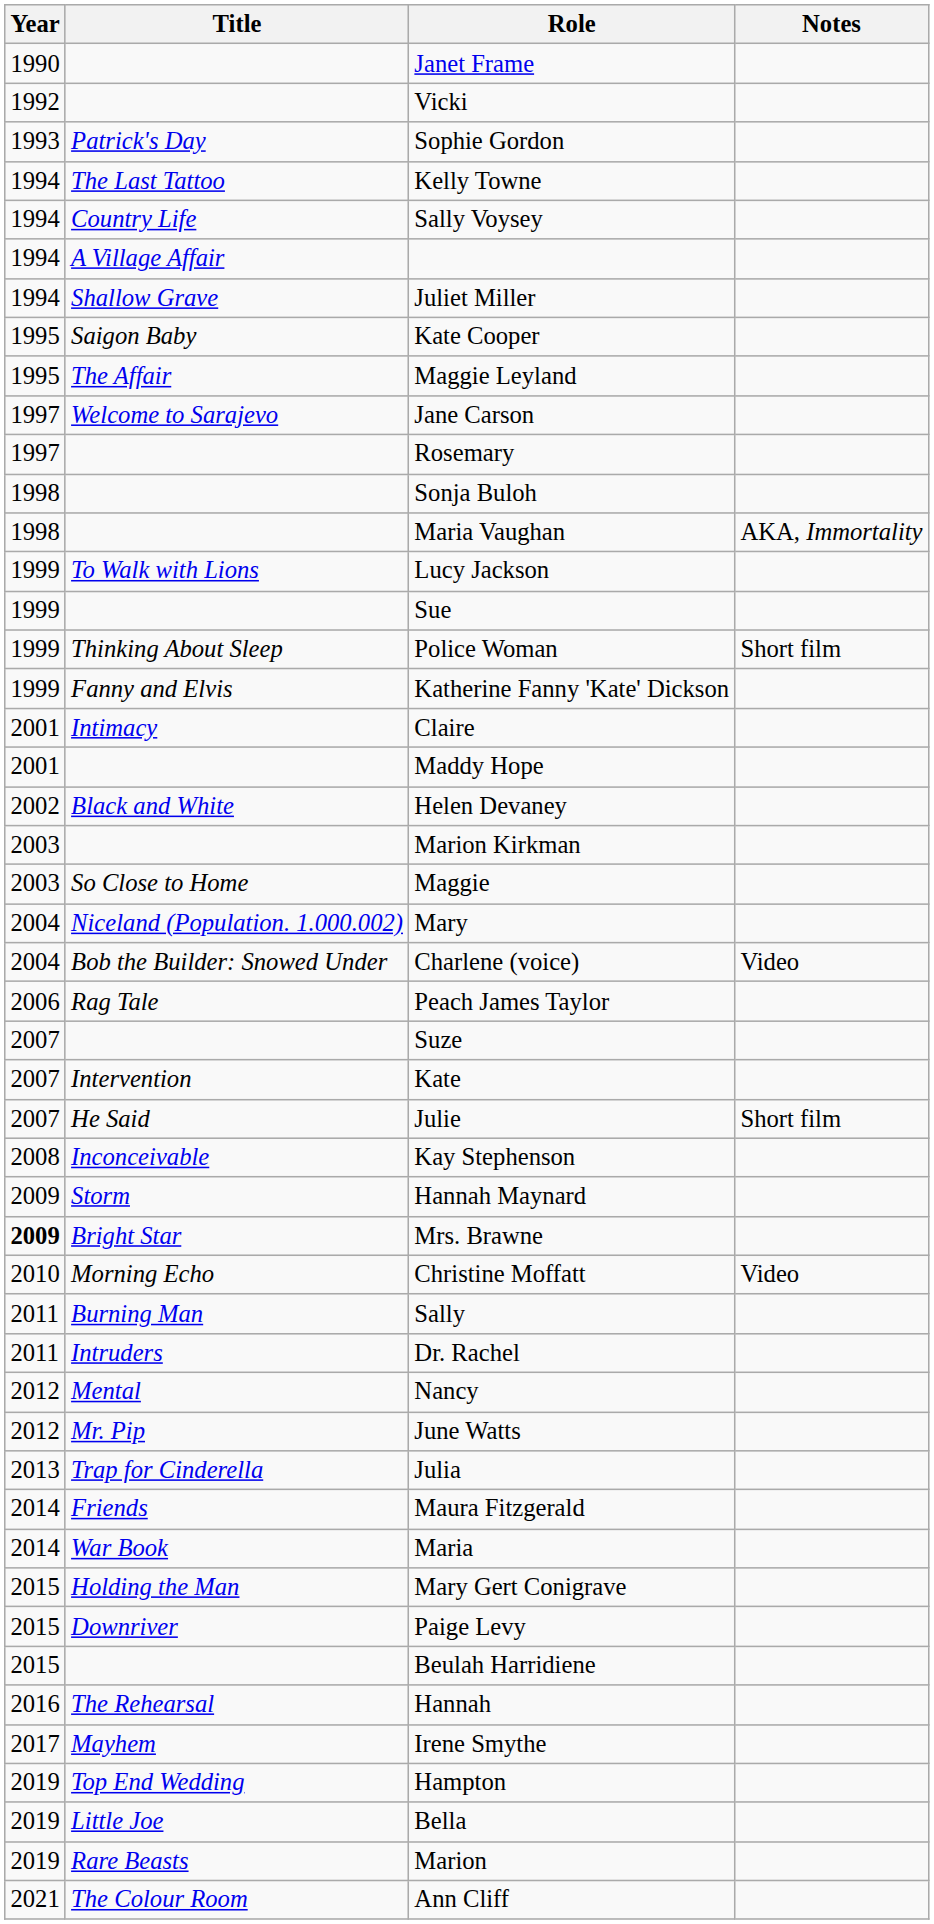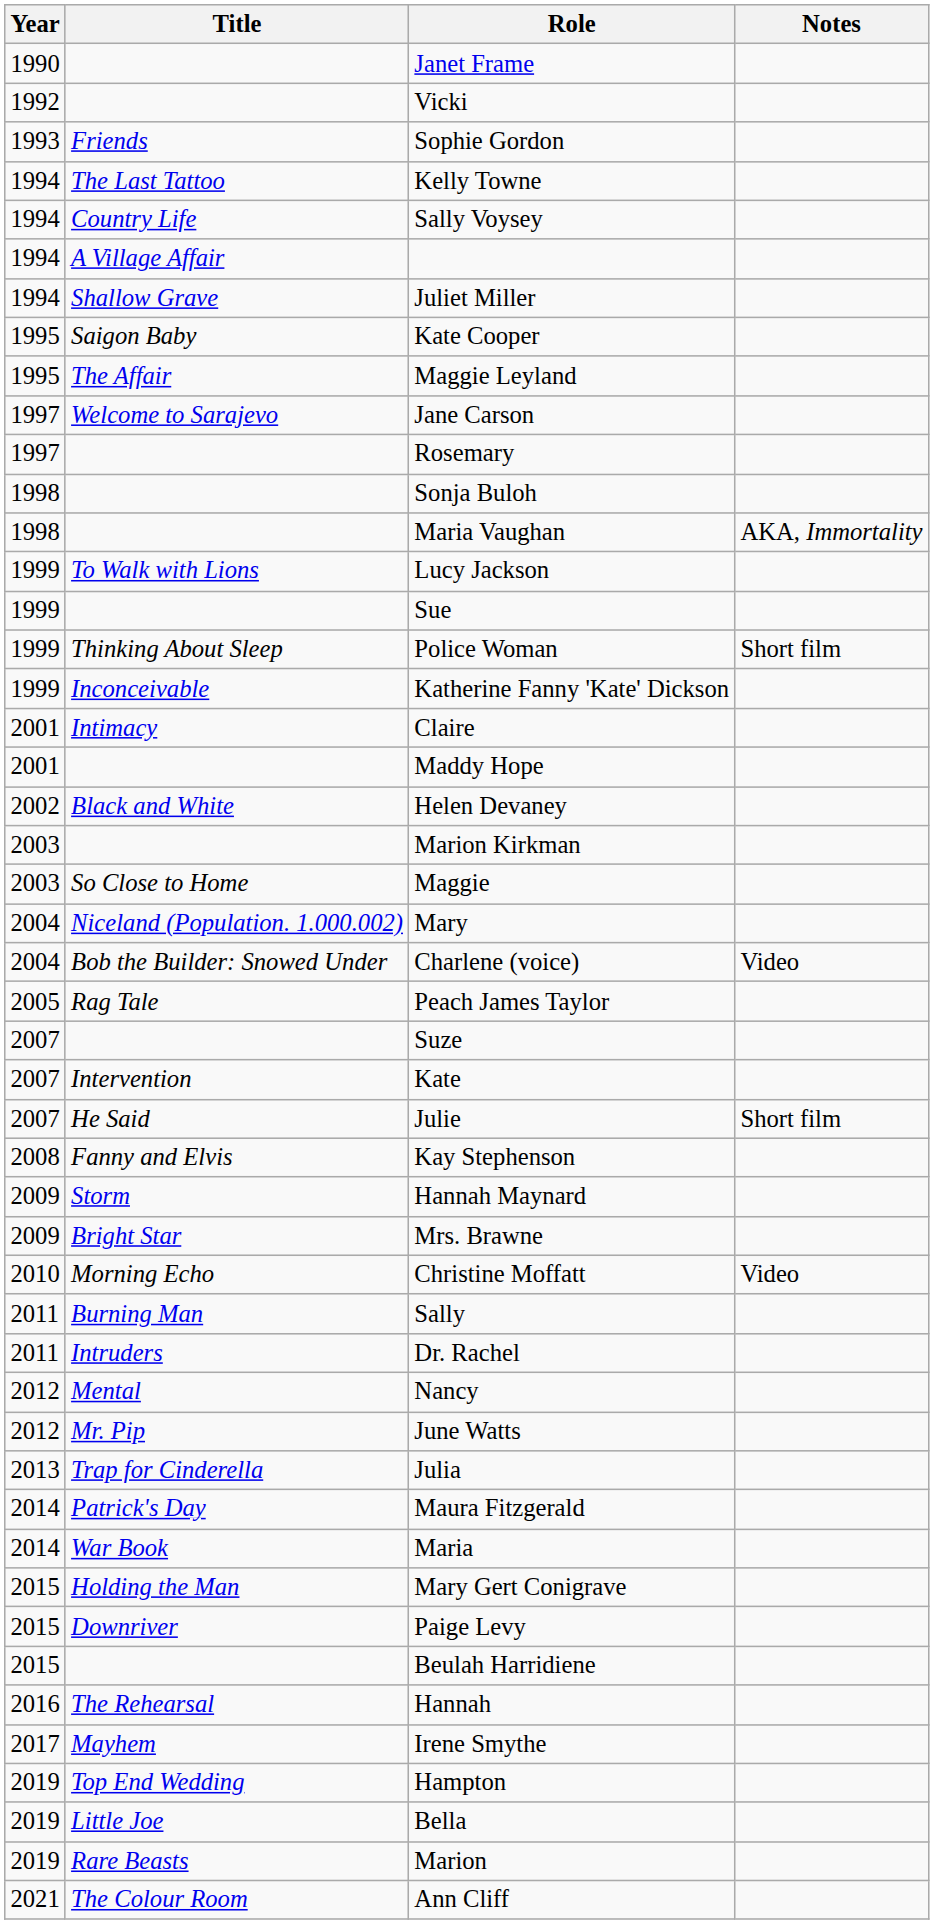(138, 141) Patrick's Day -> (109, 141) Friends
(152, 688) Fanny and Elvis -> (140, 688) Inconceivable
(35, 1000) 2006 -> (35, 1000) 2005
(140, 1157) Inconceivable -> (152, 1157) Fanny and Elvis
(35, 1235) bold -> (35, 1235) normal
(109, 1508) Friends -> (138, 1508) Patrick's Day
